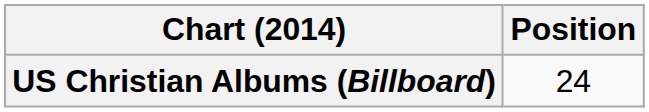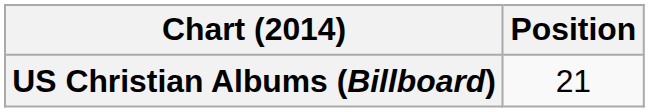(573, 80) 24 -> (573, 80) 21
